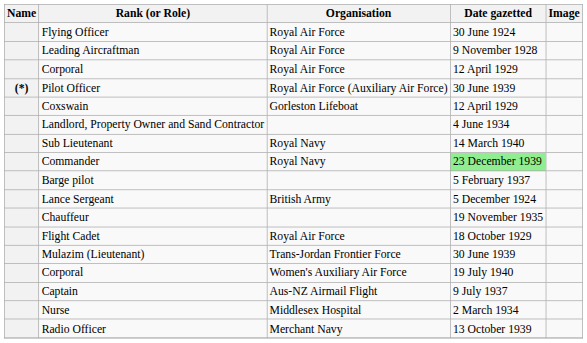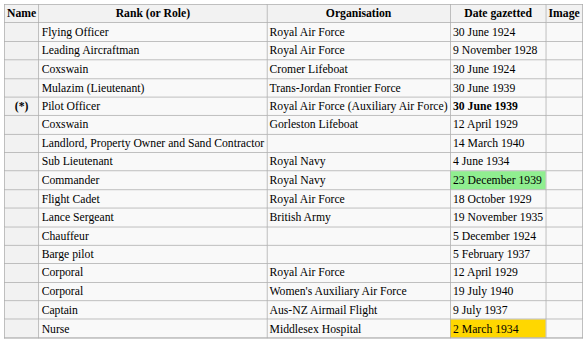+ row: (65, 69)
rows swapped: (93, 254) <-> (62, 69)
(484, 87) normal -> (485, 106) bold
(481, 124) 4 June 1934 -> (489, 143) 14 March 1940
(489, 143) 14 March 1940 -> (481, 161) 4 June 1934
rows swapped: (68, 180) <-> (71, 236)
(495, 198) 5 December 1924 -> (498, 217) 19 November 1935
(498, 217) 19 November 1935 -> (495, 236) 5 December 1924
(486, 310) no background -> (486, 328) gold background
- row: (74, 328)
